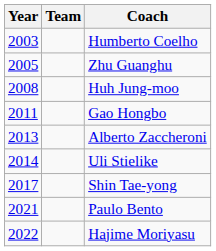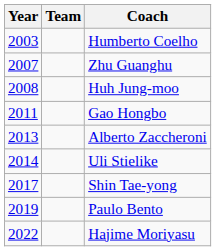(23, 64) 2005 -> (23, 64) 2007
(23, 209) 2021 -> (23, 209) 2019
